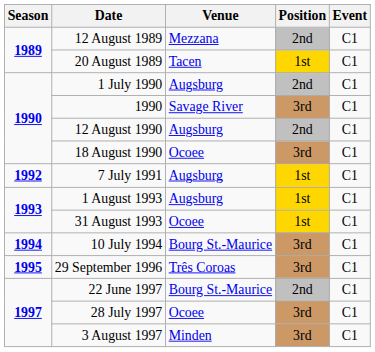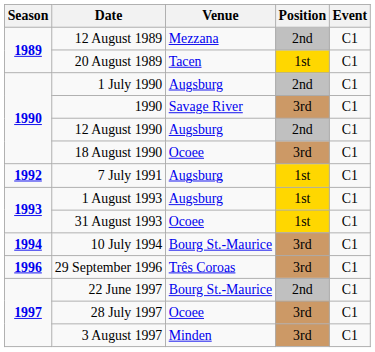(28, 266) 1995 -> (28, 266) 1996
